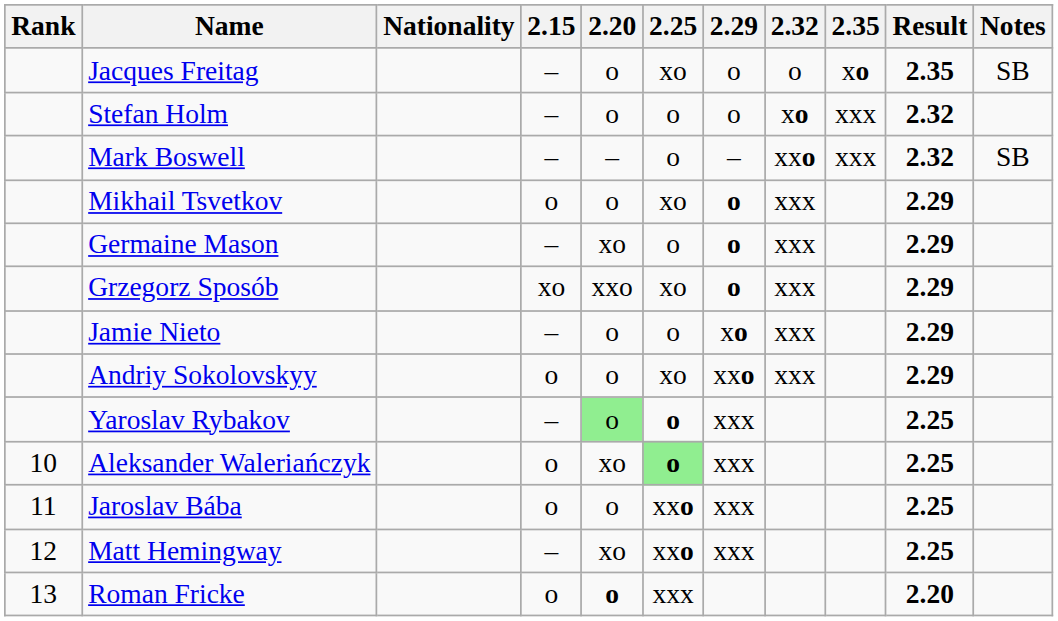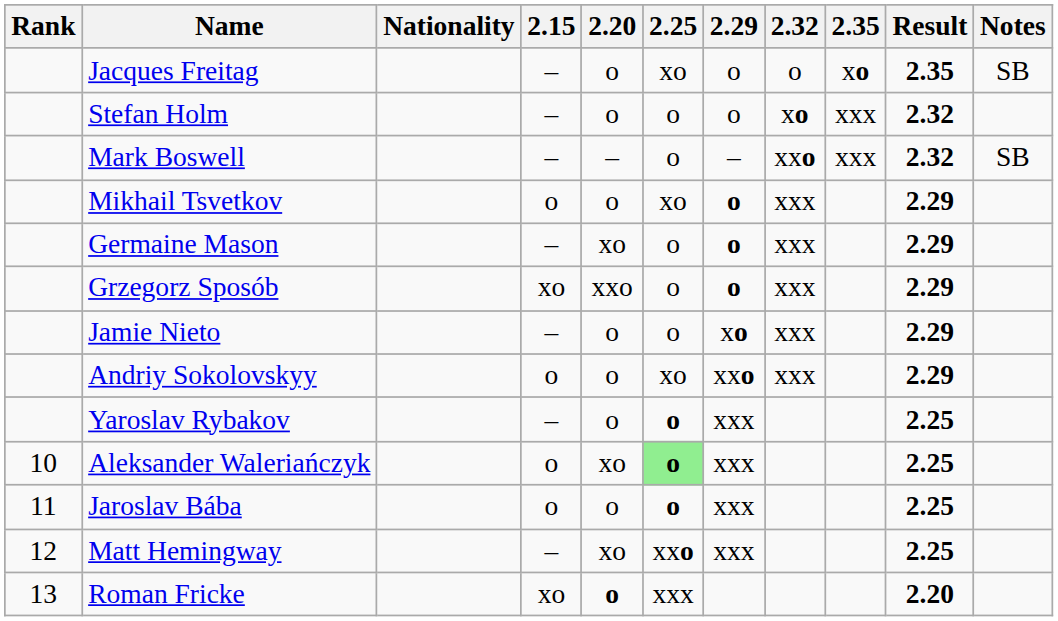(673, 288) xo -> (673, 288) o
(612, 419) lightgreen background -> (612, 419) no background
(673, 506) xxo -> (673, 506) o
(551, 593) o -> (551, 593) xo
